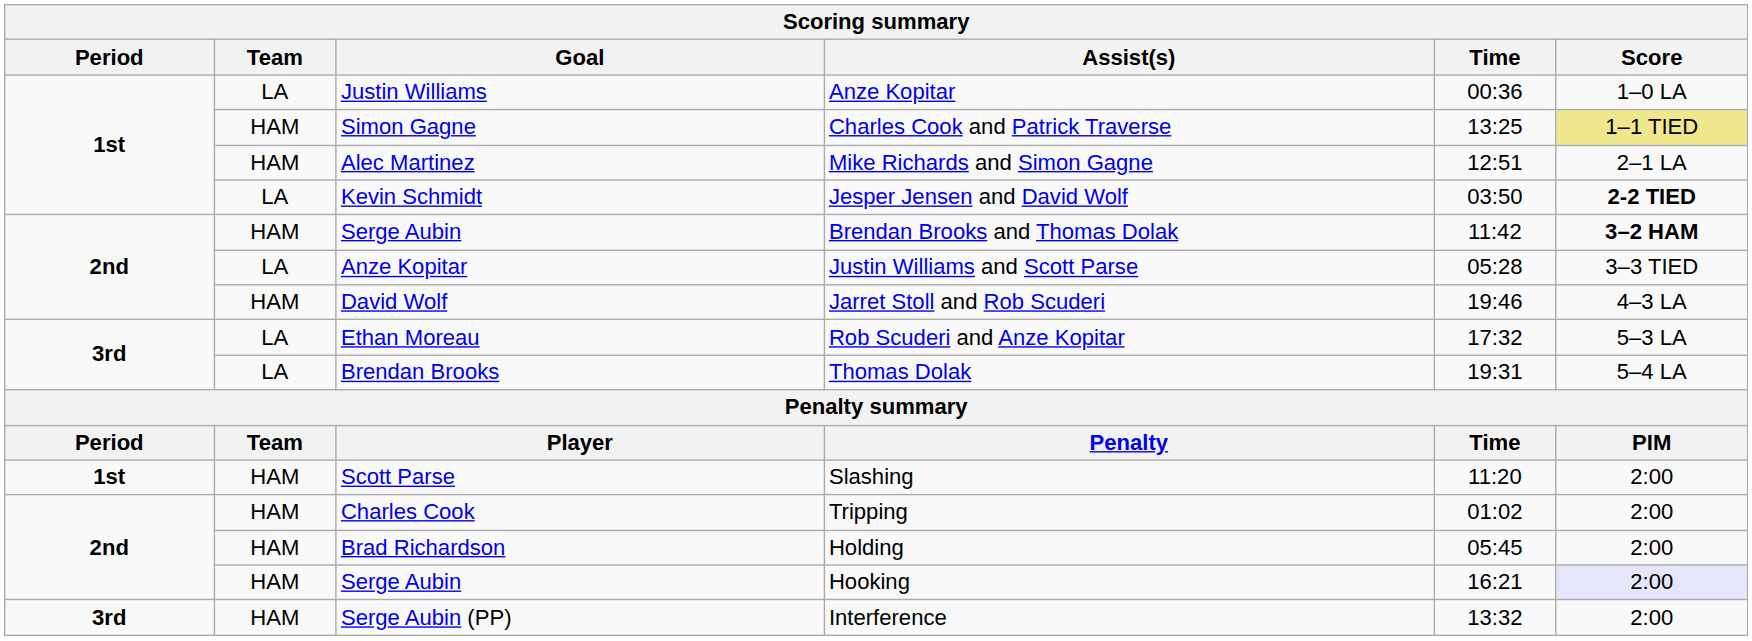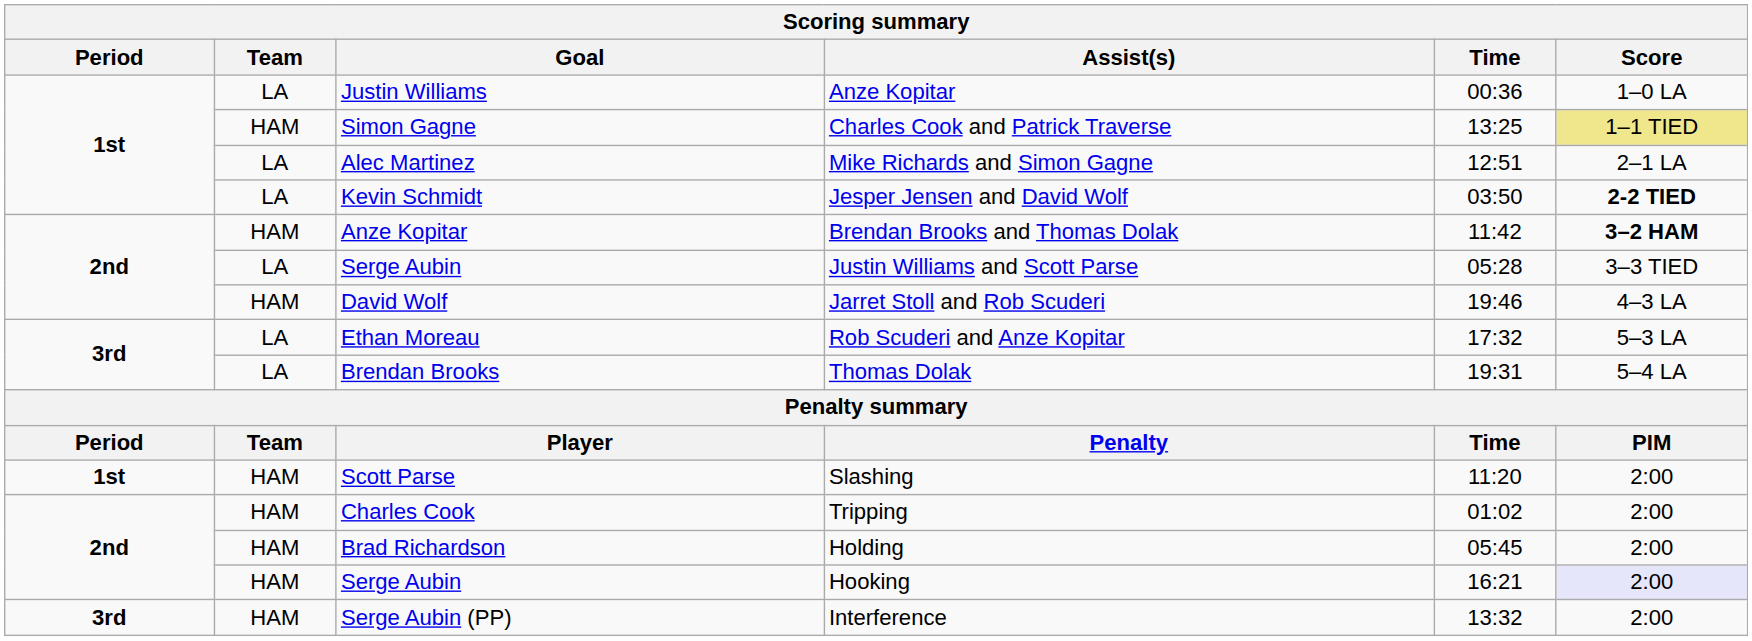(275, 162) HAM -> (275, 162) LA
(401, 232) Serge Aubin -> (404, 232) Anze Kopitar
(404, 267) Anze Kopitar -> (401, 267) Serge Aubin
